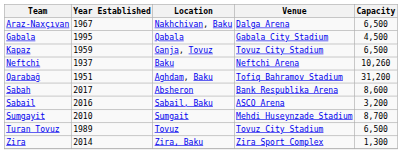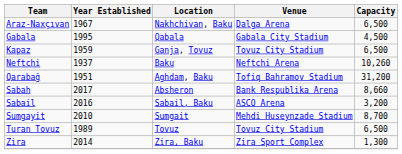(376, 90) 8,600 -> (376, 90) 8,660
